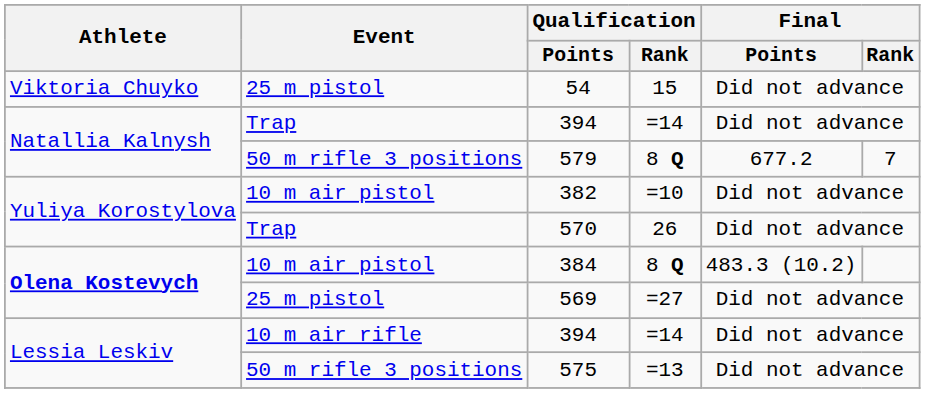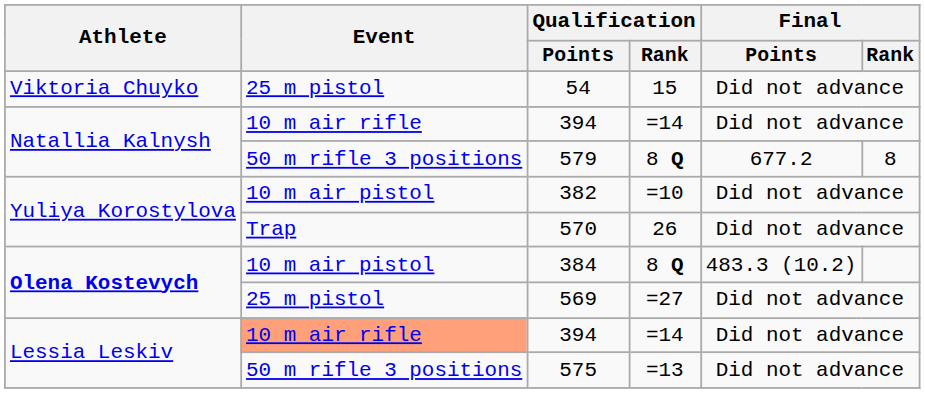(271, 124) Trap -> (334, 124) 10 m air rifle
(890, 159) 7 -> (890, 159) 8
(334, 335) no background -> (334, 335) lightsalmon background
